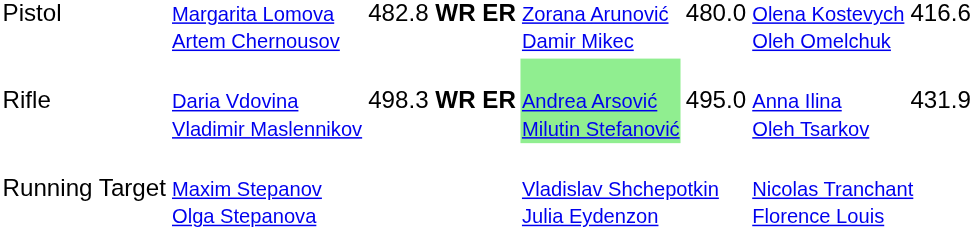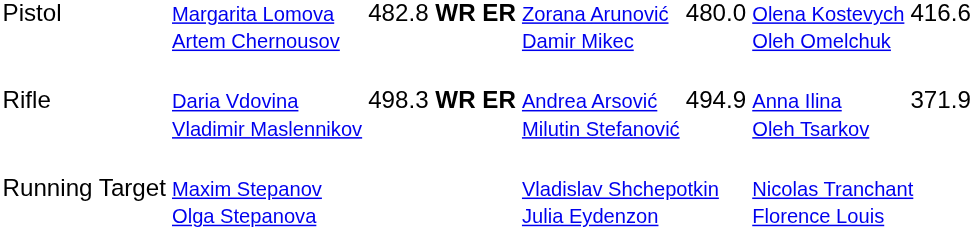(601, 115) lightgreen background -> (601, 115) no background
(716, 100) 495.0 -> (716, 100) 494.9
(941, 100) 431.9 -> (941, 100) 371.9
